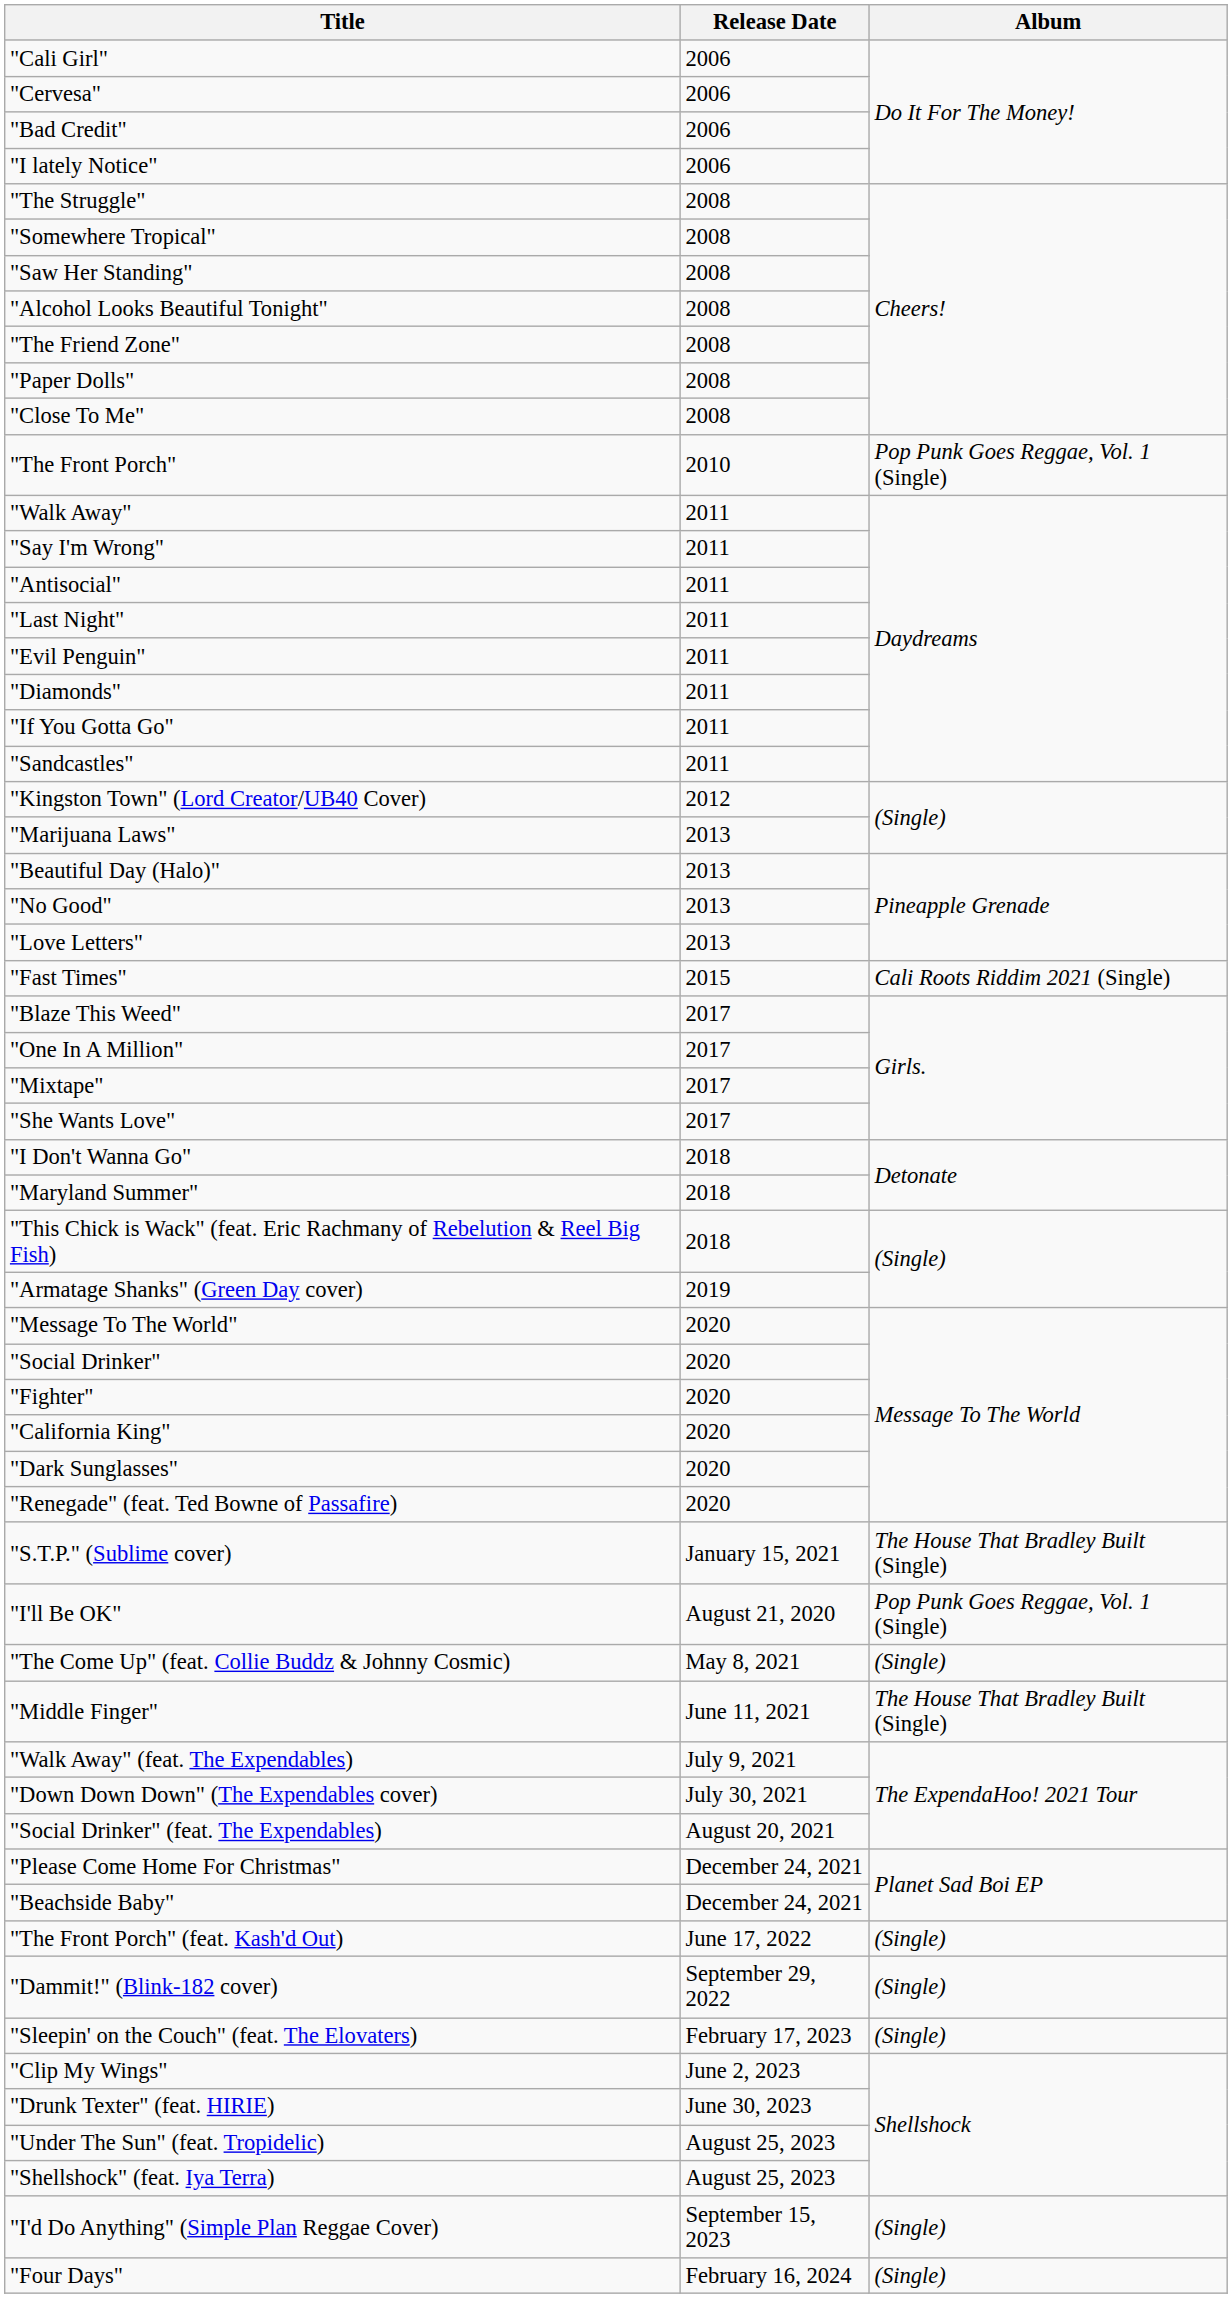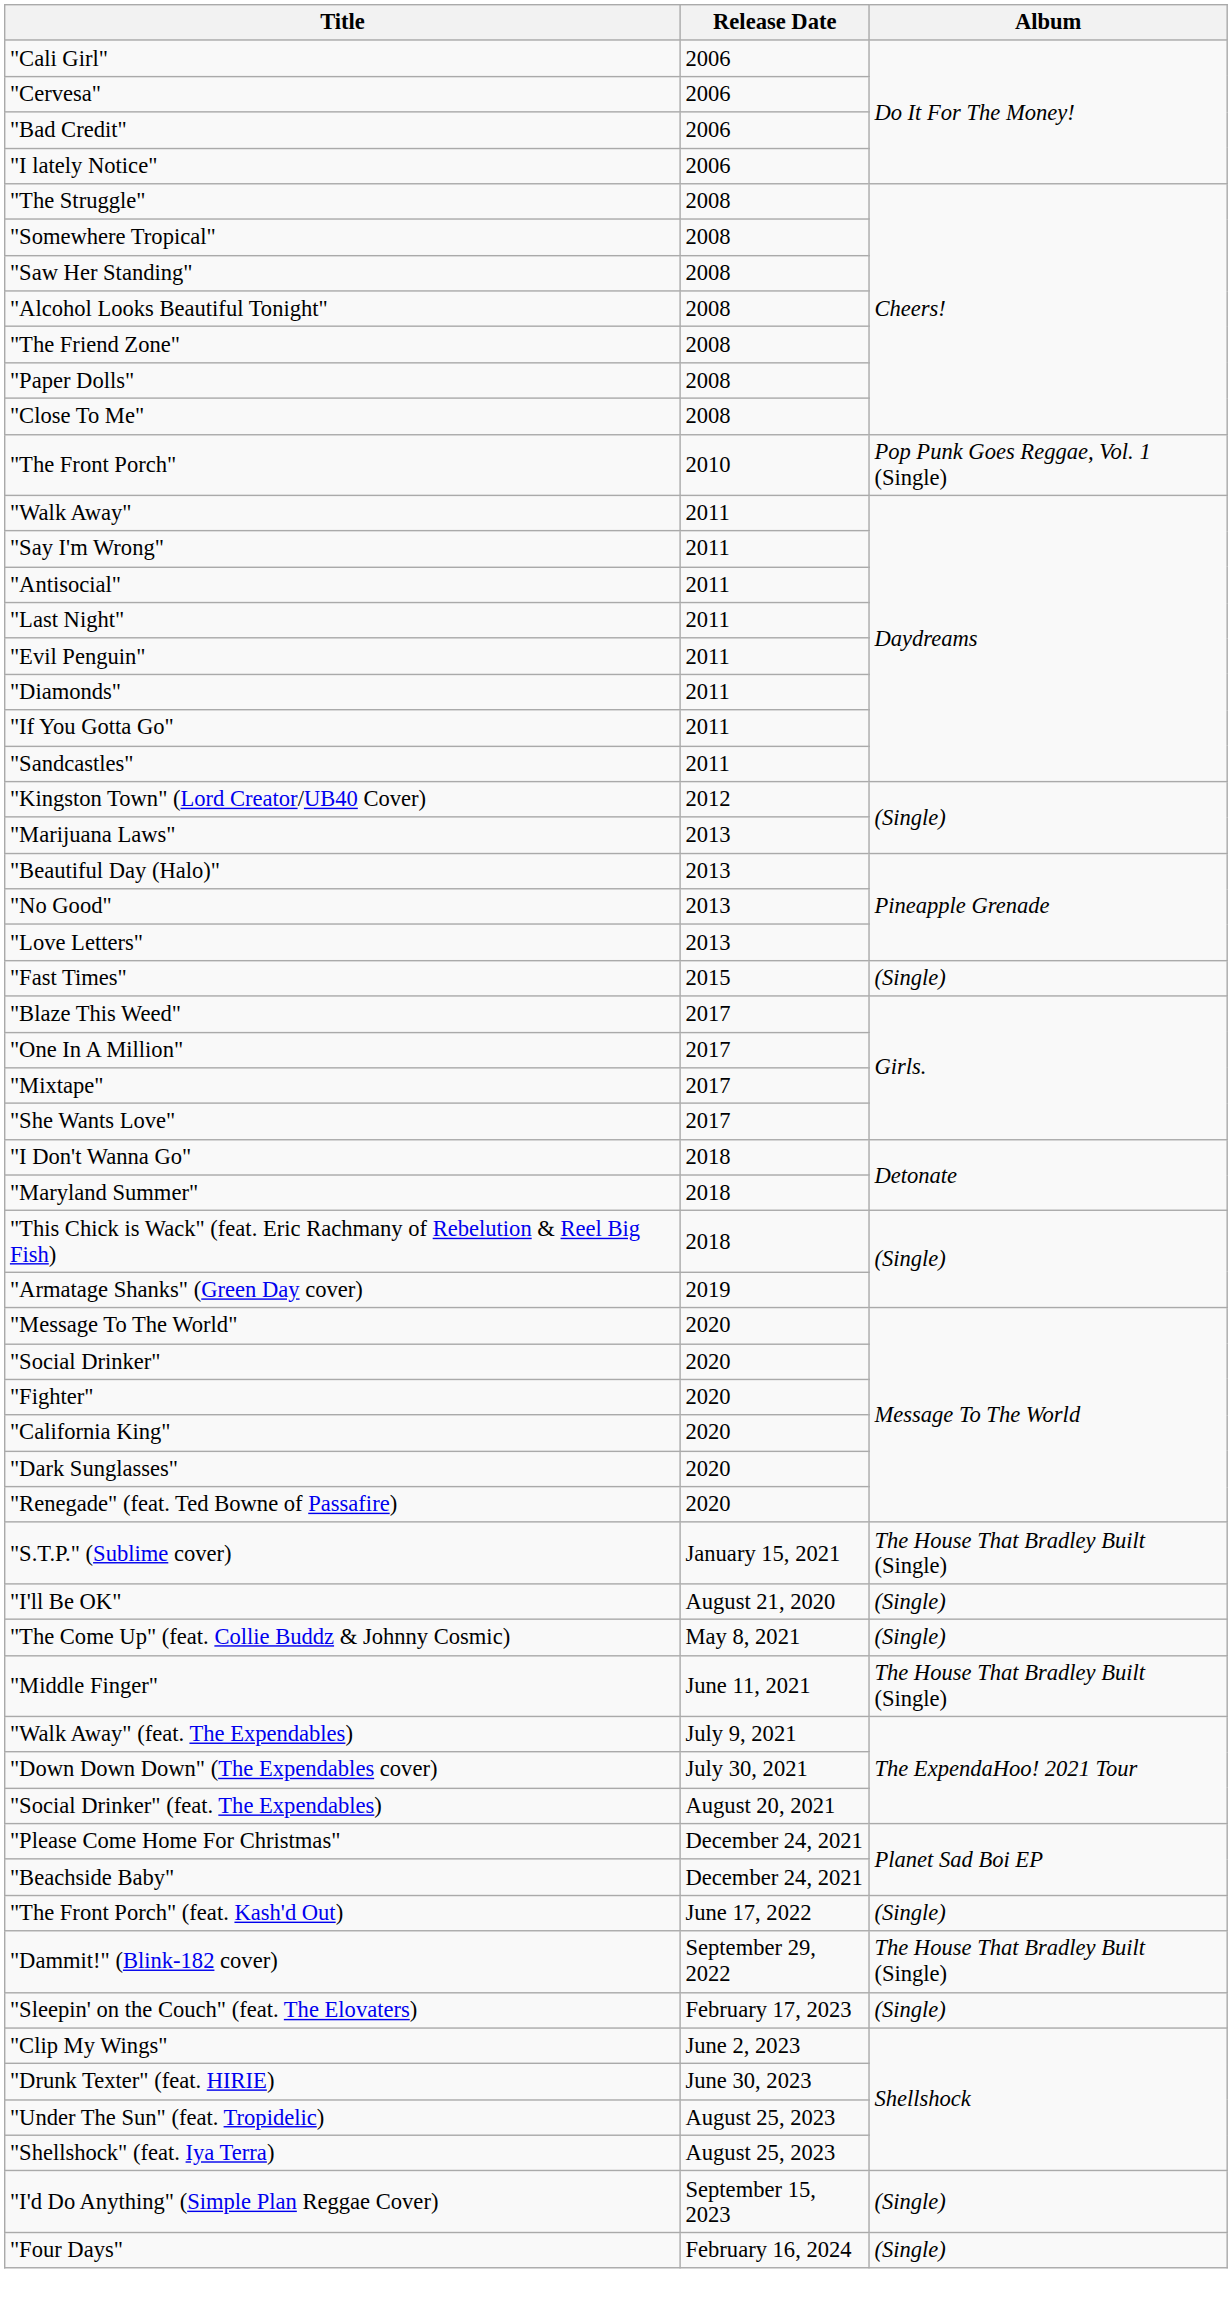(1022, 978) Cali Roots Riddim 2021 (Single) -> (910, 978) (Single)
(1013, 1613) Pop Punk Goes Reggae, Vol. 1 (Single) -> (910, 1601) (Single)
(910, 1986) (Single) -> (1010, 1961) The House That Bradley Built (Single)
